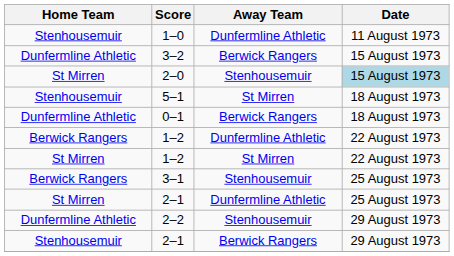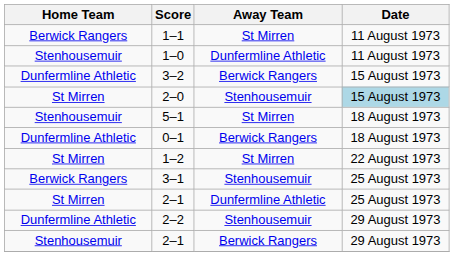+ row: (173, 35)
- row: (173, 138)
